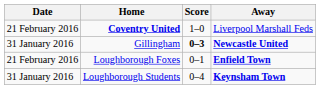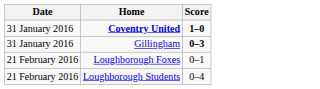- column: (263, 12)
(42, 28) 21 February 2016 -> (40, 28) 31 January 2016
(197, 28) normal -> (197, 28) bold
(40, 76) 31 January 2016 -> (42, 76) 21 February 2016
